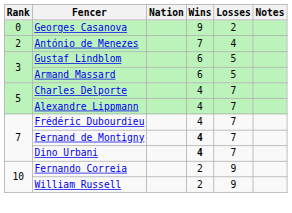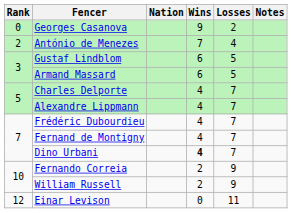(200, 138) bold -> (200, 138) normal
+ row: (72, 200)
